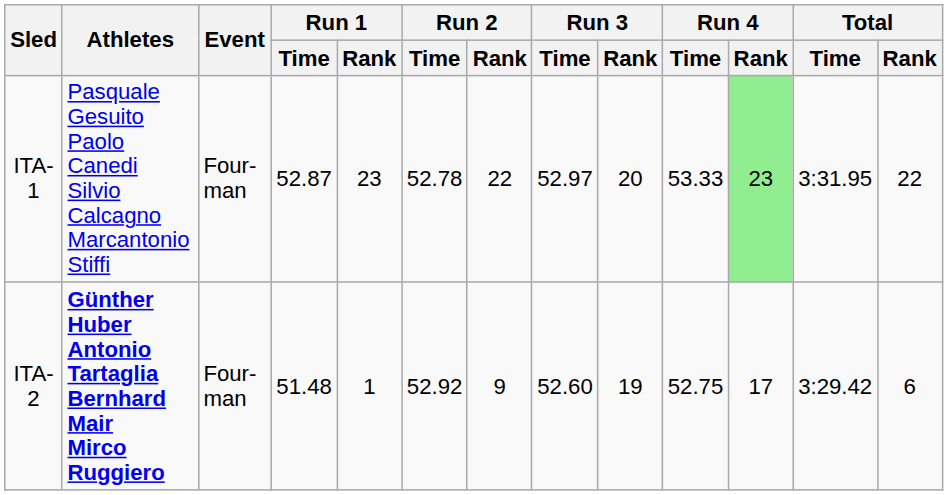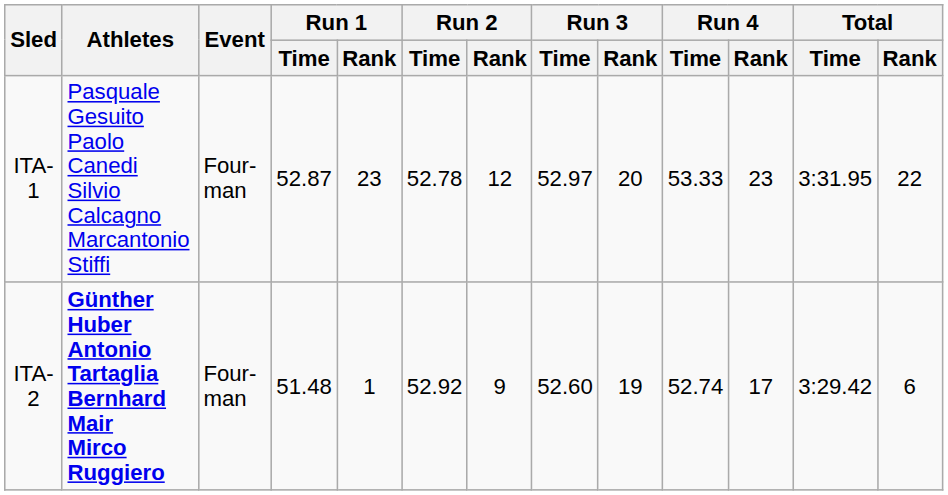(500, 179) 22 -> (500, 179) 12
(761, 179) lightgreen background -> (761, 179) no background
(695, 387) 52.75 -> (695, 387) 52.74
